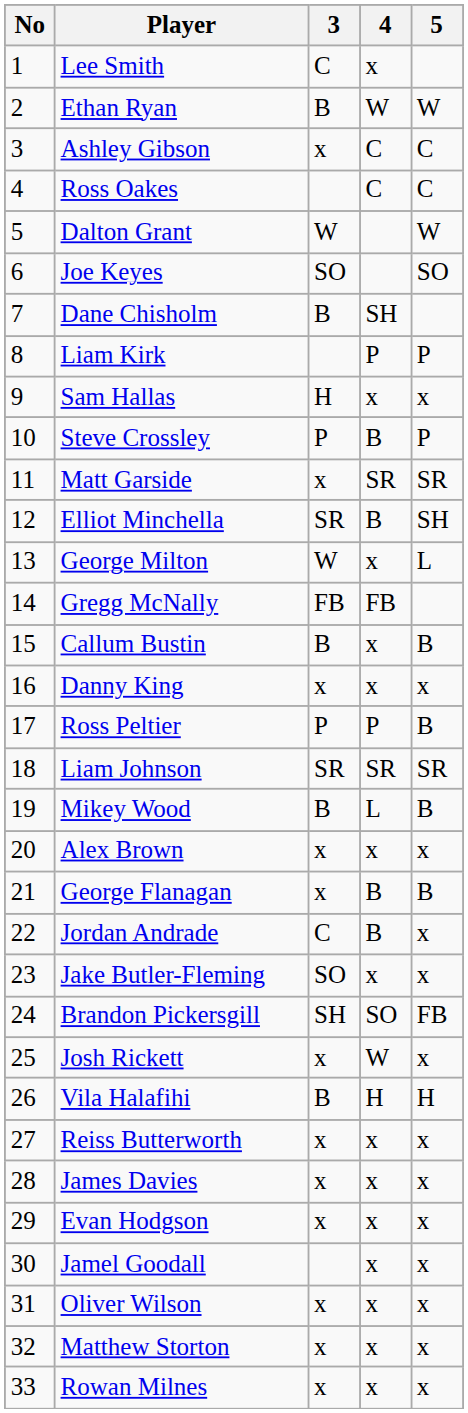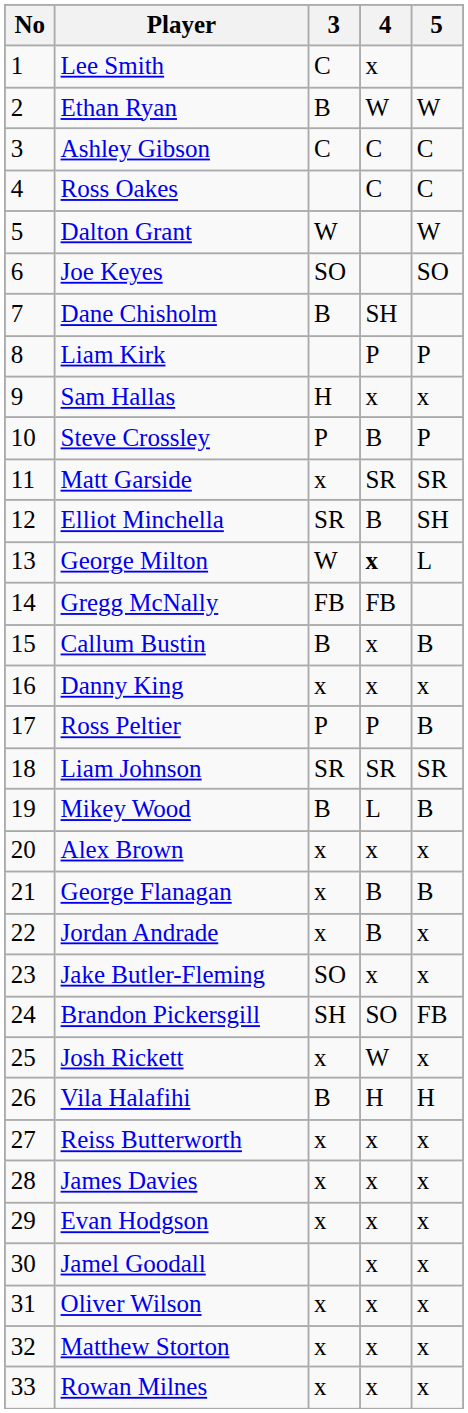(320, 148) x -> (322, 148) C
(372, 561) normal -> (372, 561) bold
(322, 933) C -> (320, 933) x
